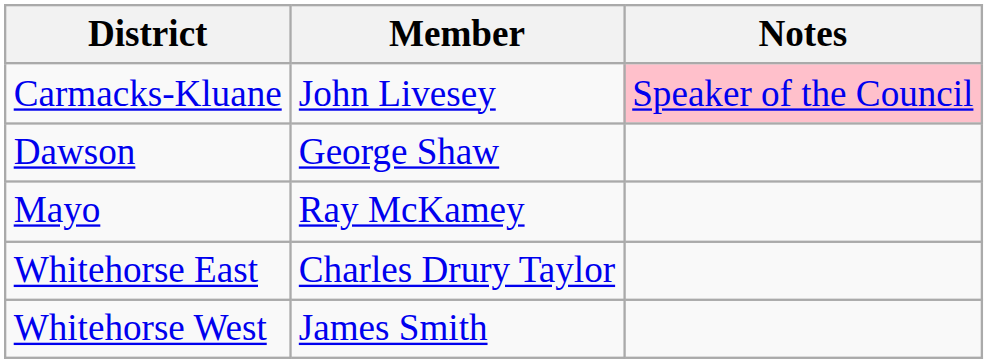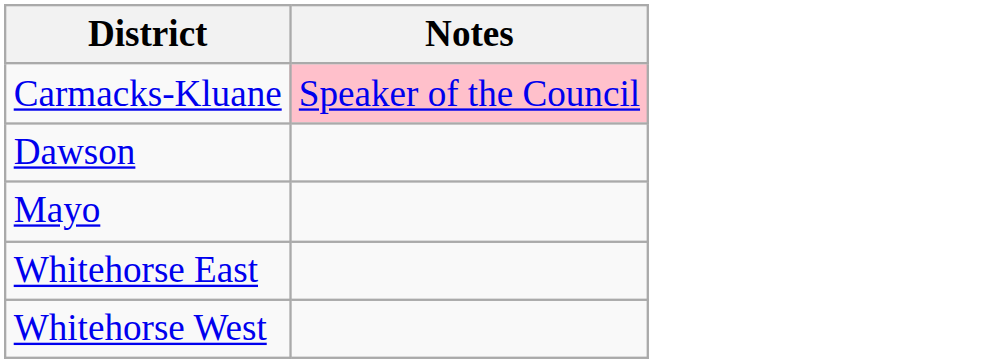- column: (457, 33)
